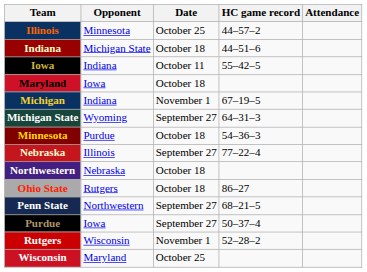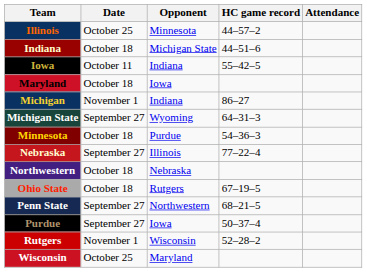columns swapped: (186, 13) <-> (117, 13)
(241, 100) 67–19–5 -> (236, 100) 86–27
(236, 188) 86–27 -> (241, 188) 67–19–5
